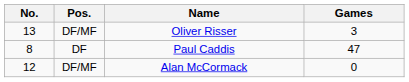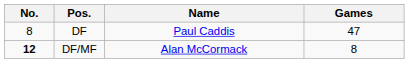- row: (204, 31)
(29, 67) normal -> (29, 49) bold
(354, 67) 0 -> (354, 49) 8
